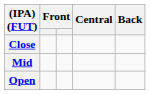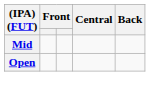- row: (22, 44)
